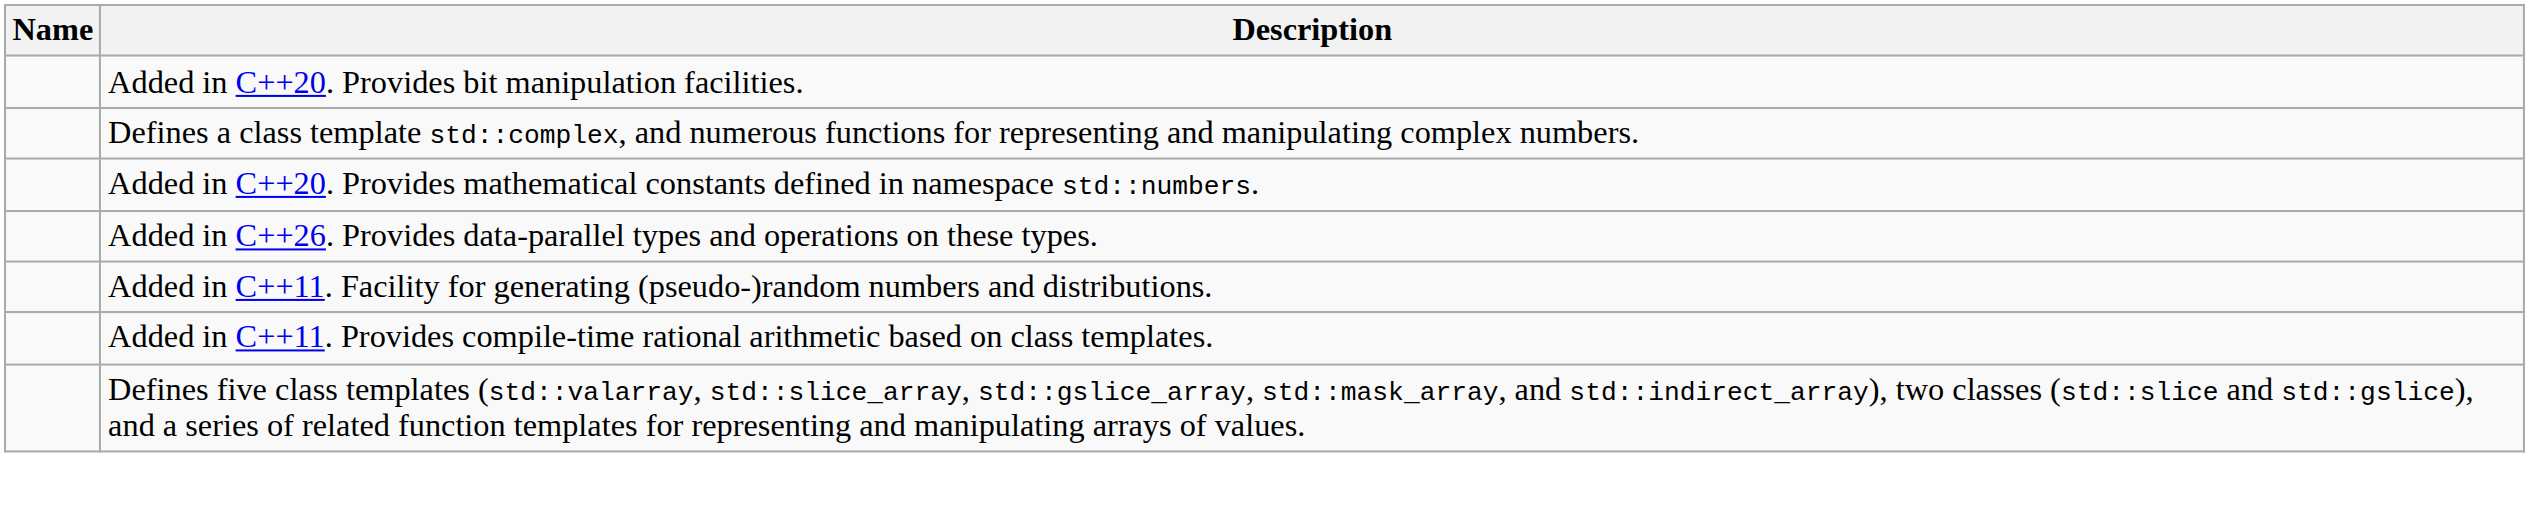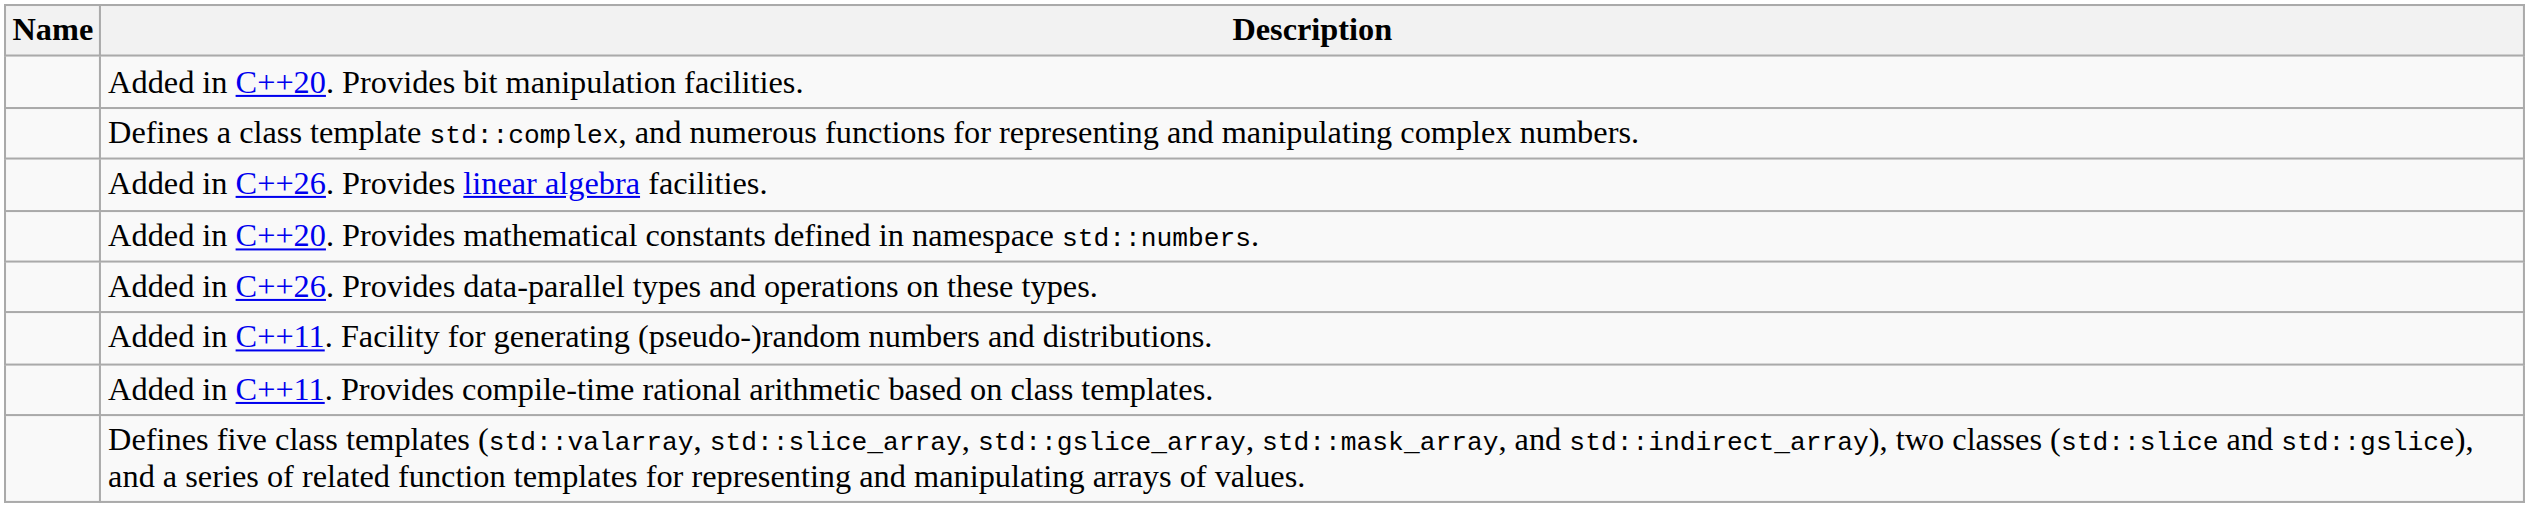+ row: (438, 183)
